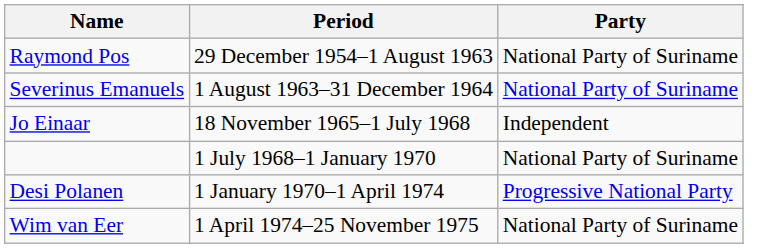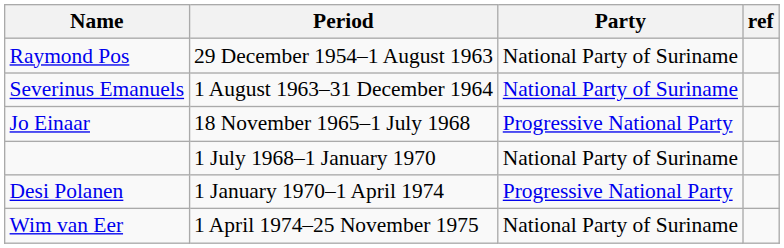+ column: (761, 21)
(556, 123) Independent -> (618, 123) Progressive National Party
